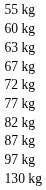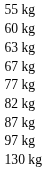- row: (20, 85)
